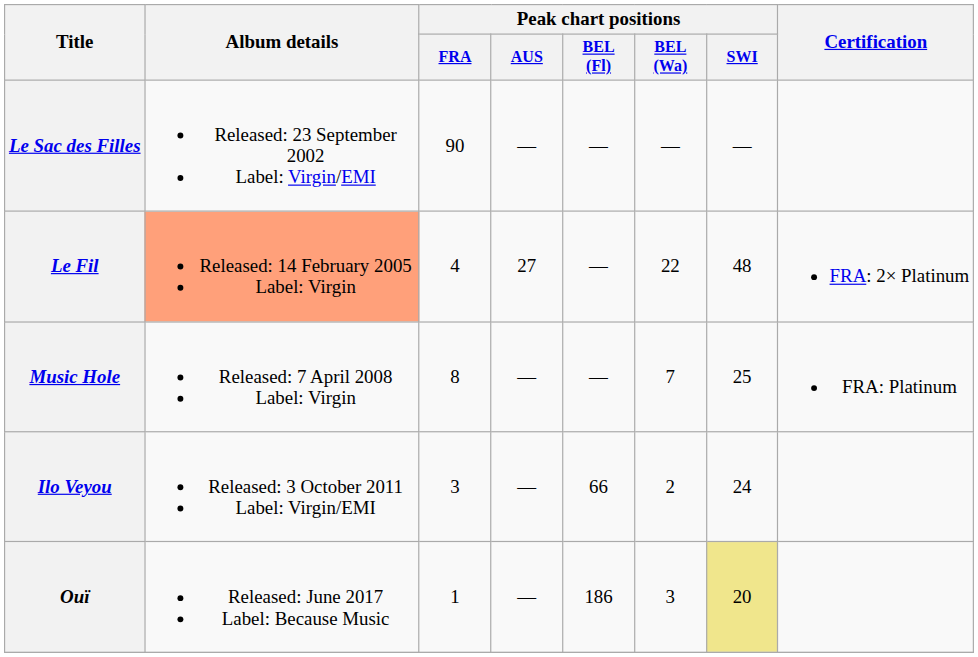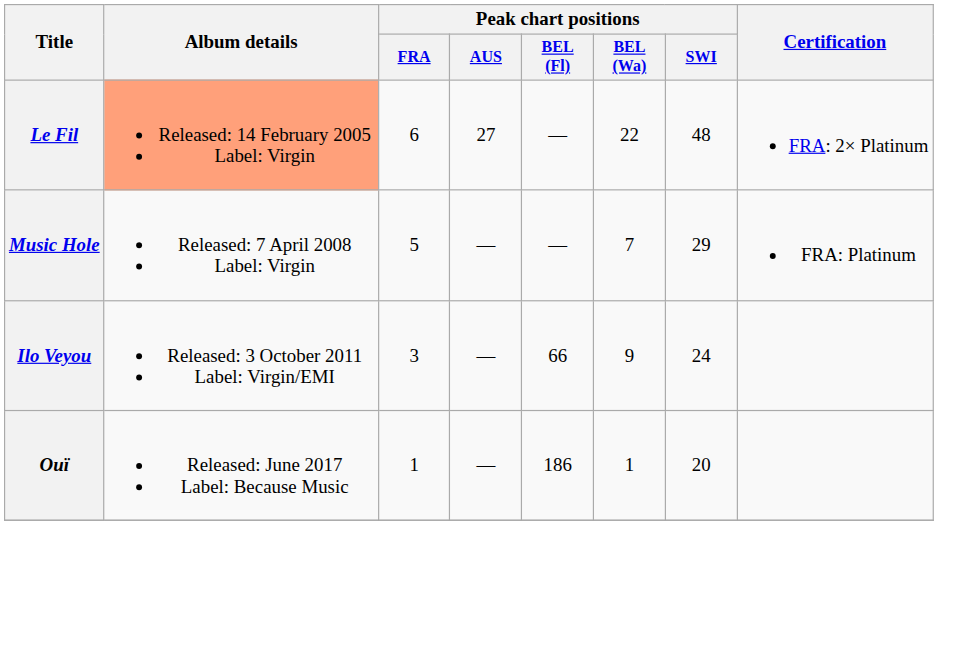- row: (75, 145)
(455, 266) 4 -> (414, 134) 6
(455, 376) 8 -> (414, 245) 5
(742, 376) 25 -> (701, 245) 29
(670, 486) 2 -> (629, 355) 9
(670, 596) 3 -> (629, 465) 1
(742, 596) khaki background -> (701, 465) no background
